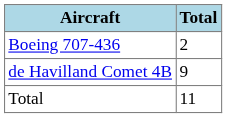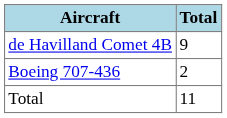rows swapped: (64, 44) <-> (90, 72)
